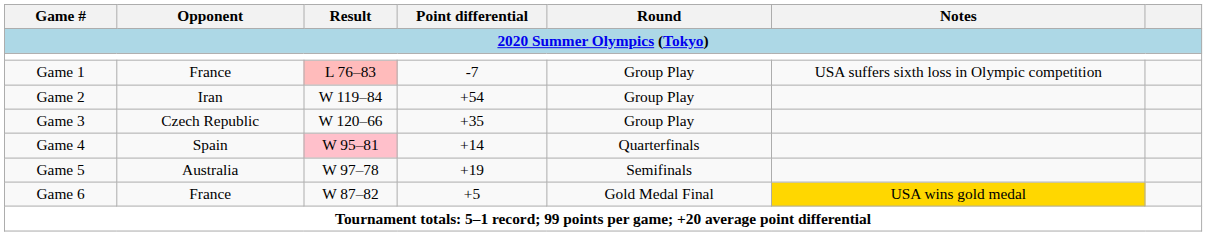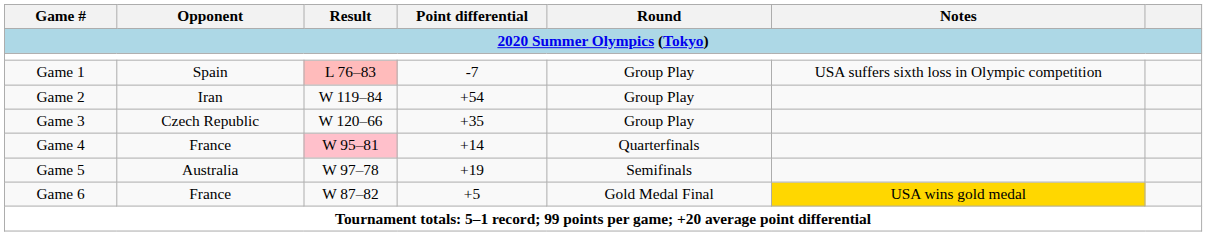(210, 72) France -> (210, 72) Spain
(210, 145) Spain -> (210, 145) France
